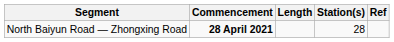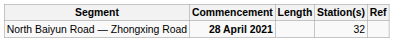(359, 29) 28 -> (359, 29) 32
